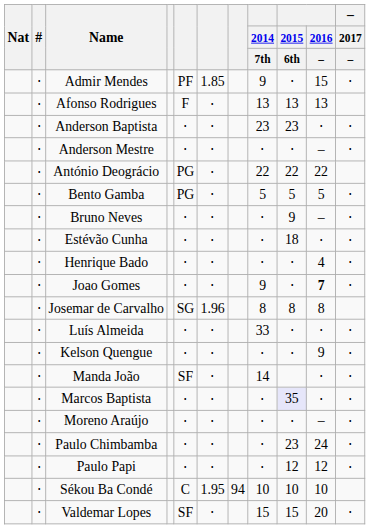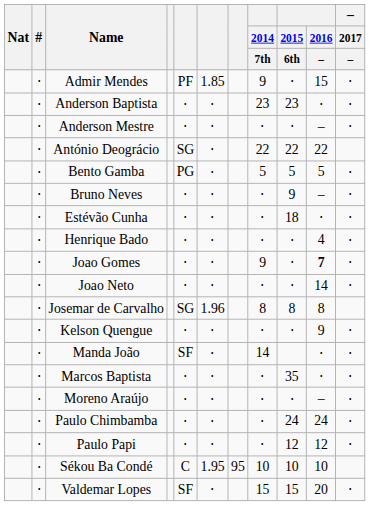- row: (106, 103)
(185, 172) PG -> (185, 149) SG
+ row: (106, 285)
- row: (106, 330)
(292, 398) lavender background -> (292, 376) no background
(292, 444) 23 -> (292, 421) 24
(238, 489) 94 -> (238, 466) 95
